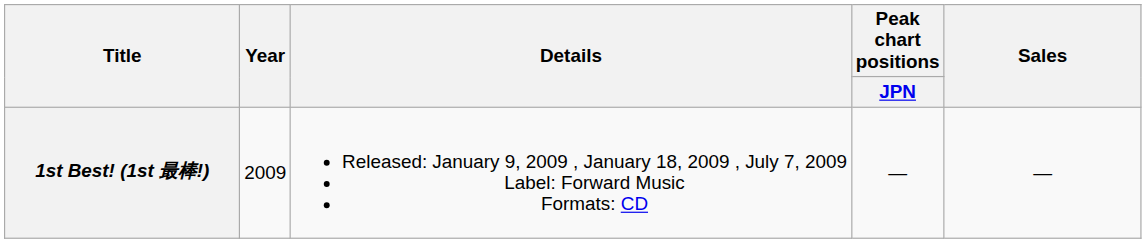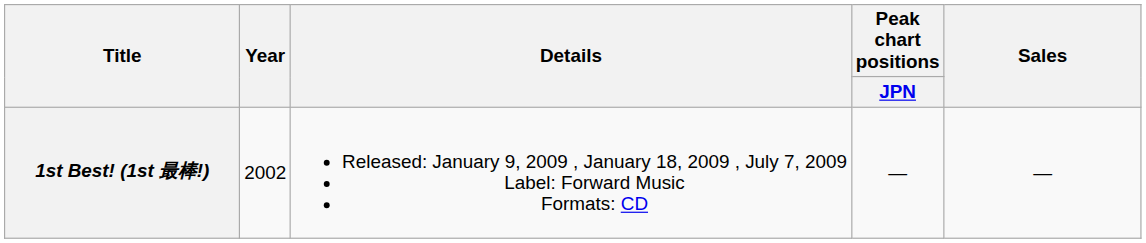(265, 172) 2009 -> (265, 172) 2002
